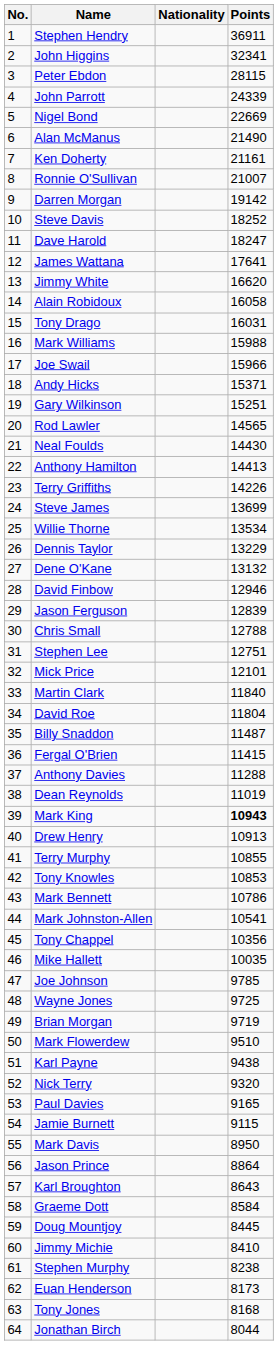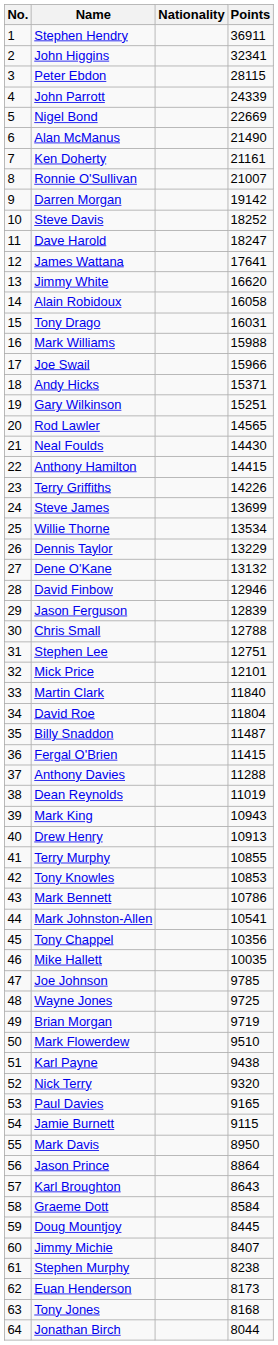(249, 466) 14413 -> (249, 466) 14415
(249, 816) bold -> (249, 816) normal
(245, 1248) 8410 -> (245, 1248) 8407
